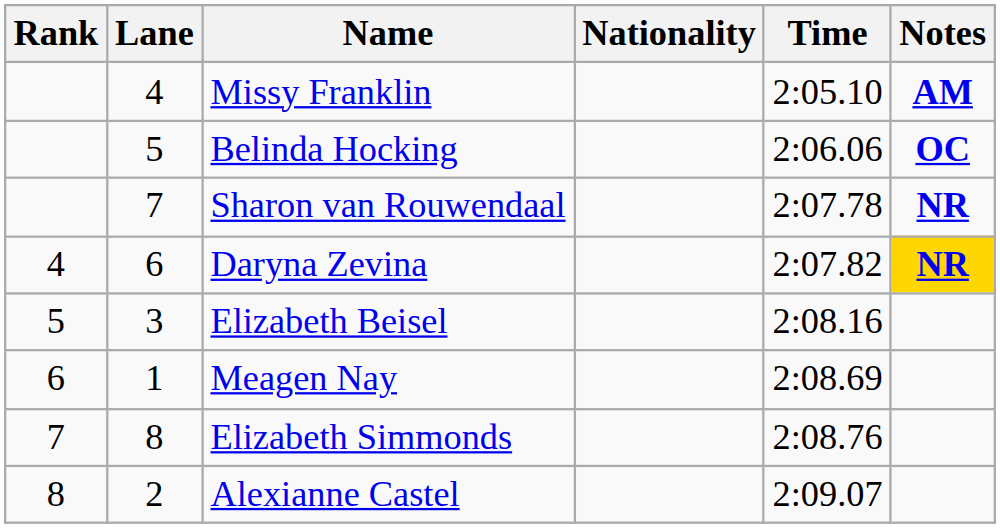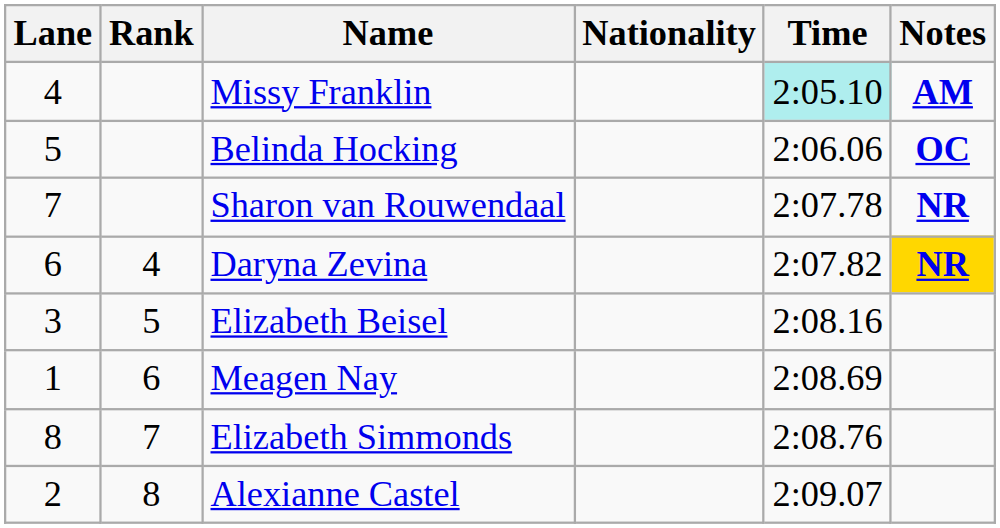columns swapped: (56, 33) <-> (154, 33)
(828, 90) no background -> (828, 90) paleturquoise background
